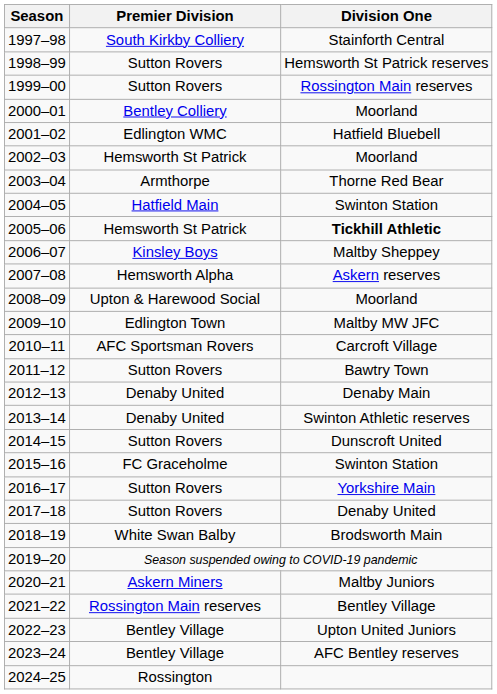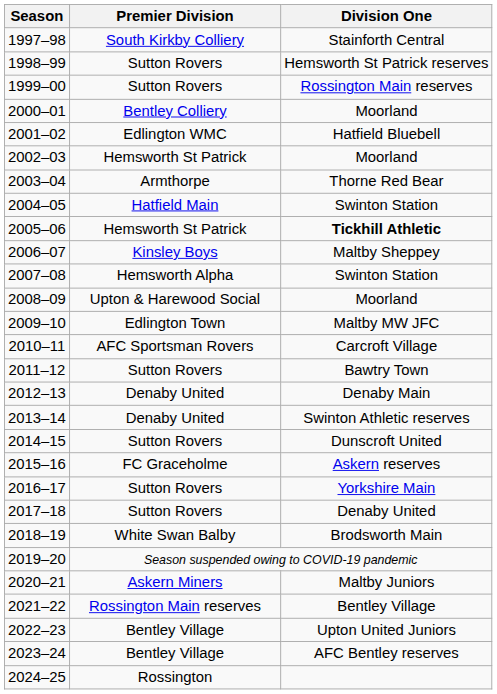(386, 275) Askern reserves -> (386, 275) Swinton Station
(386, 464) Swinton Station -> (386, 464) Askern reserves
